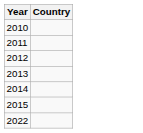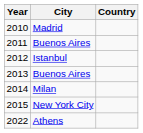+ column: (63, 12)
